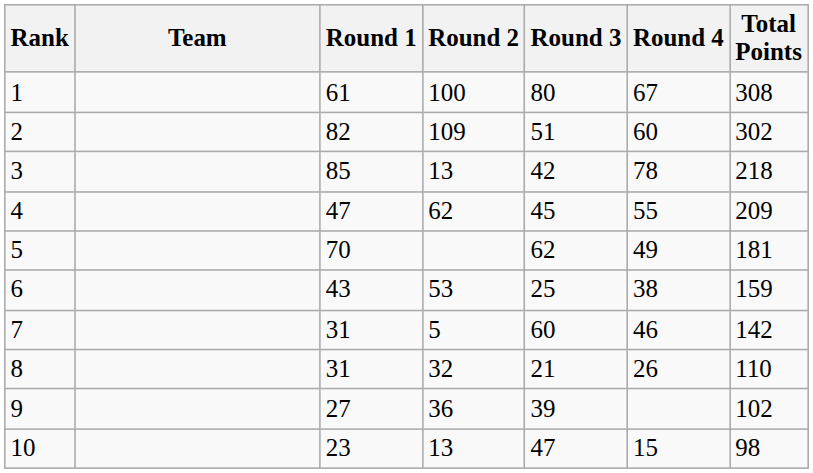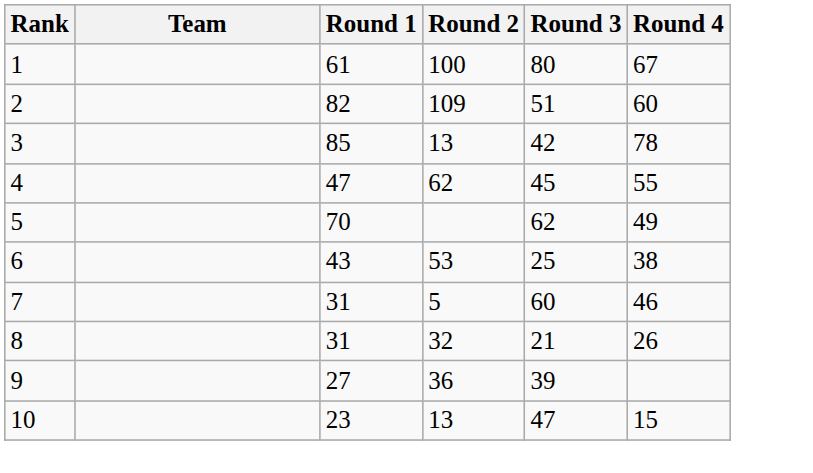- column: (769, 38)
